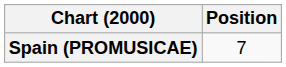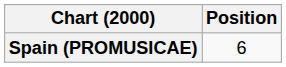(242, 47) 7 -> (242, 47) 6
